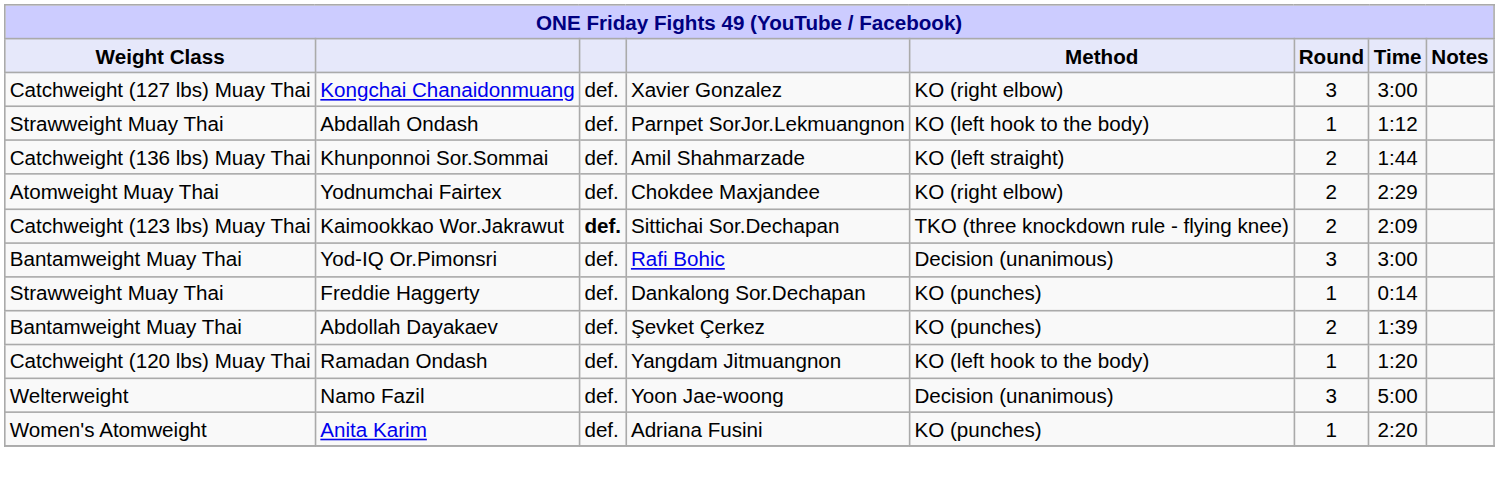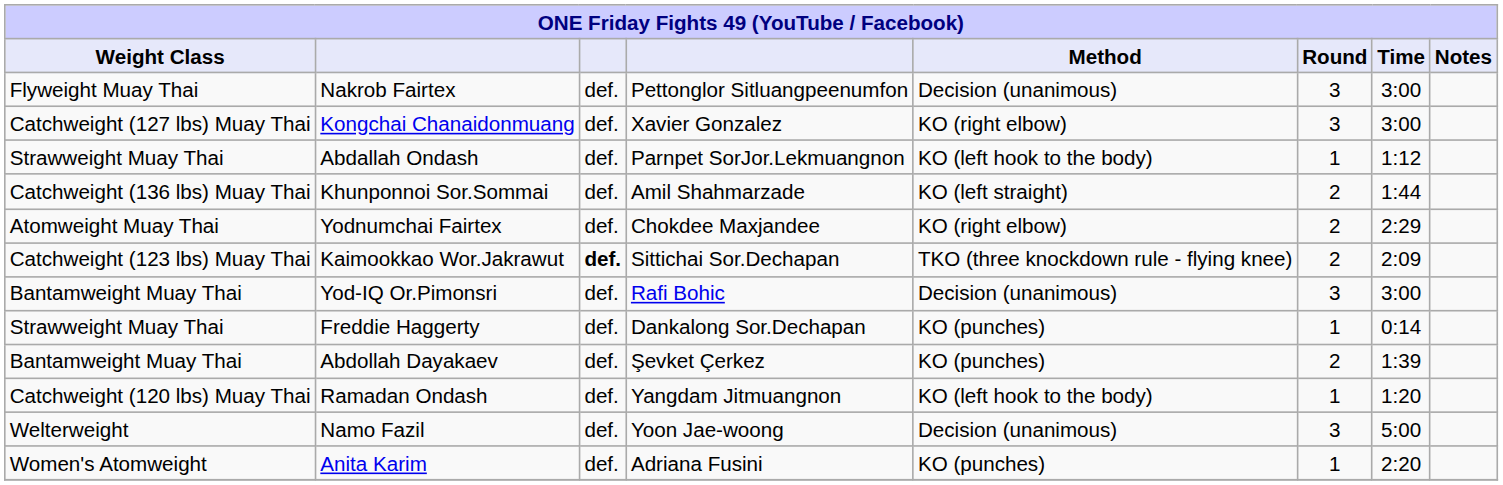+ row: (388, 90)
